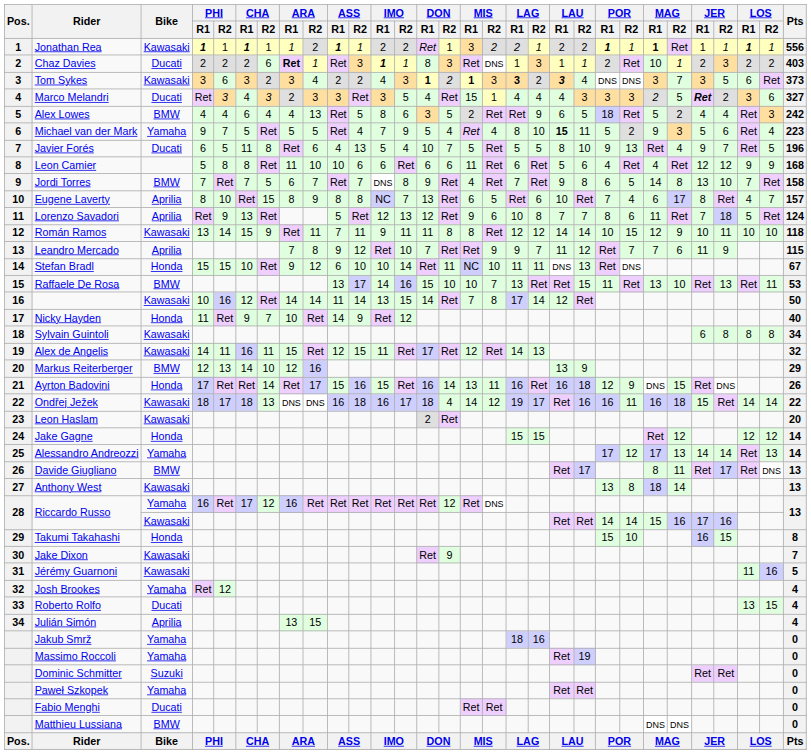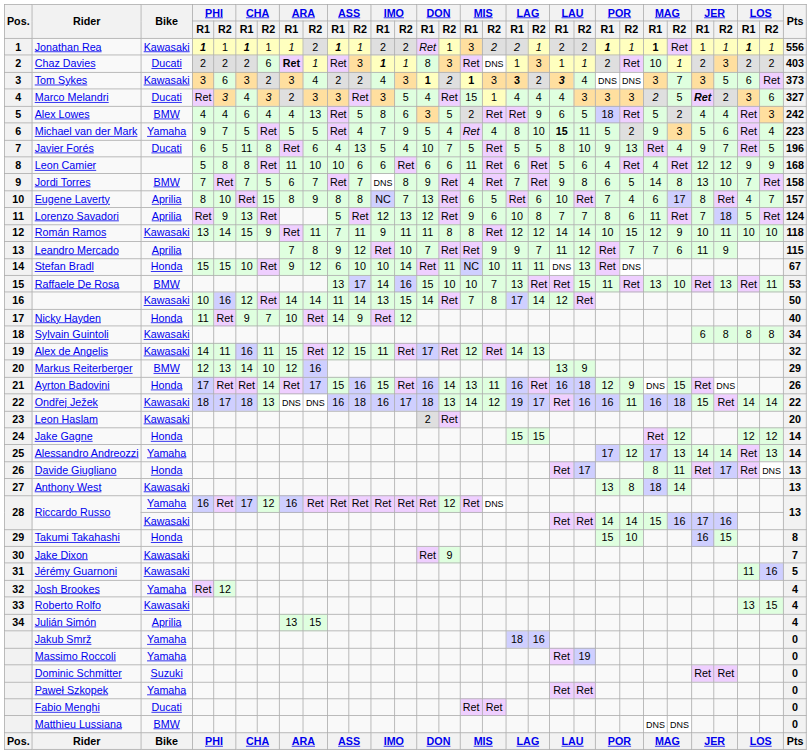(449, 402) 4 -> (449, 402) 13
(167, 470) BMW -> (167, 470) Honda
(167, 605) Ducati -> (167, 605) Kawasaki
